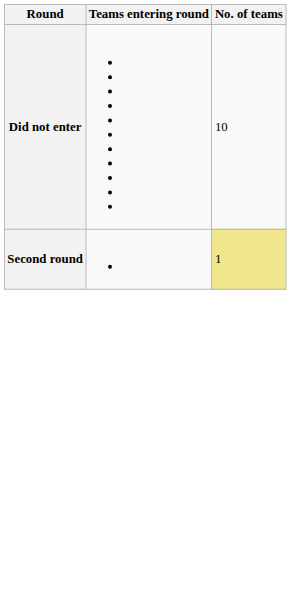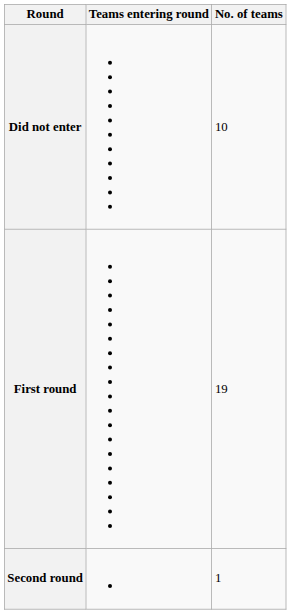+ row: (45, 388)
(218, 259) khaki background -> (218, 578) no background
